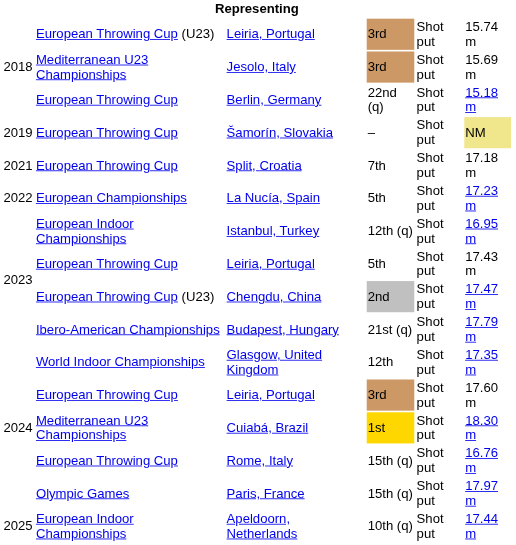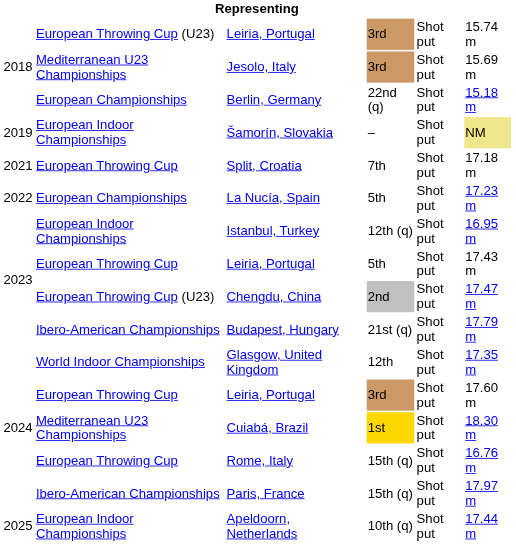(107, 99) European Throwing Cup -> (111, 99) European Championships
(107, 132) European Throwing Cup -> (85, 132) European Indoor Championships
(83, 493) Olympic Games -> (128, 493) Ibero-American Championships
